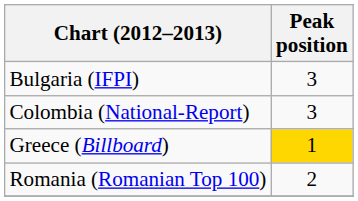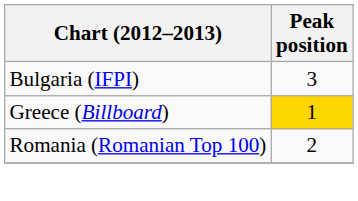- row: (129, 111)
